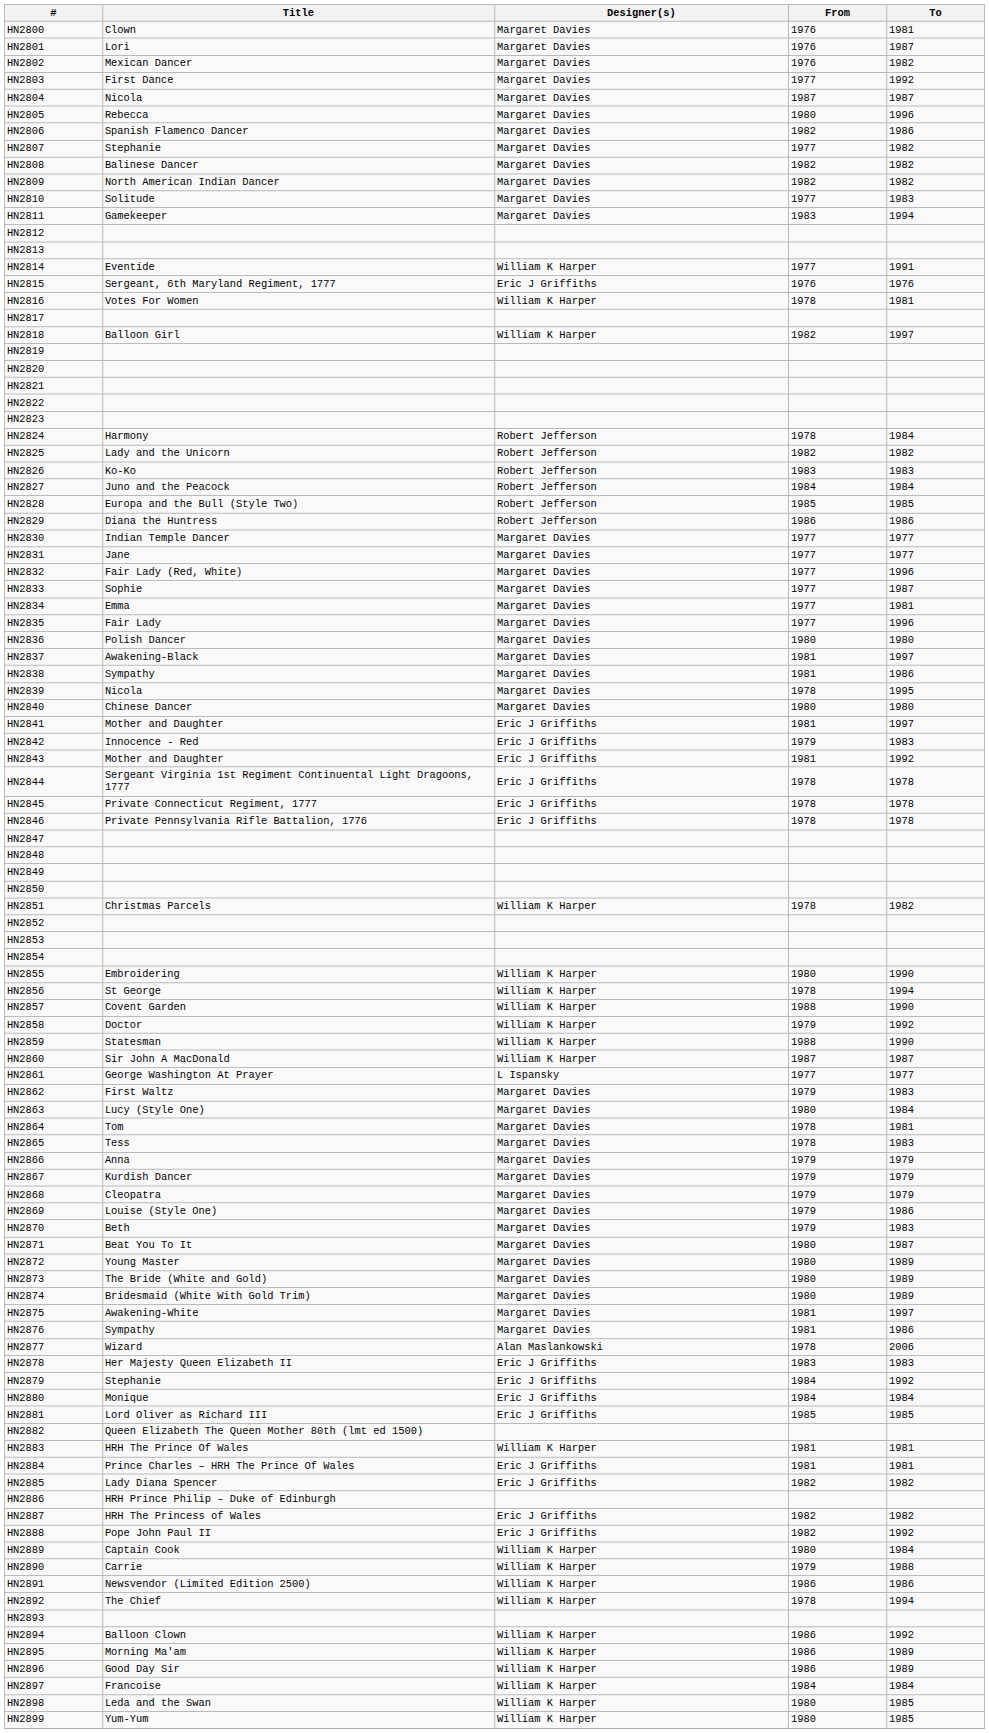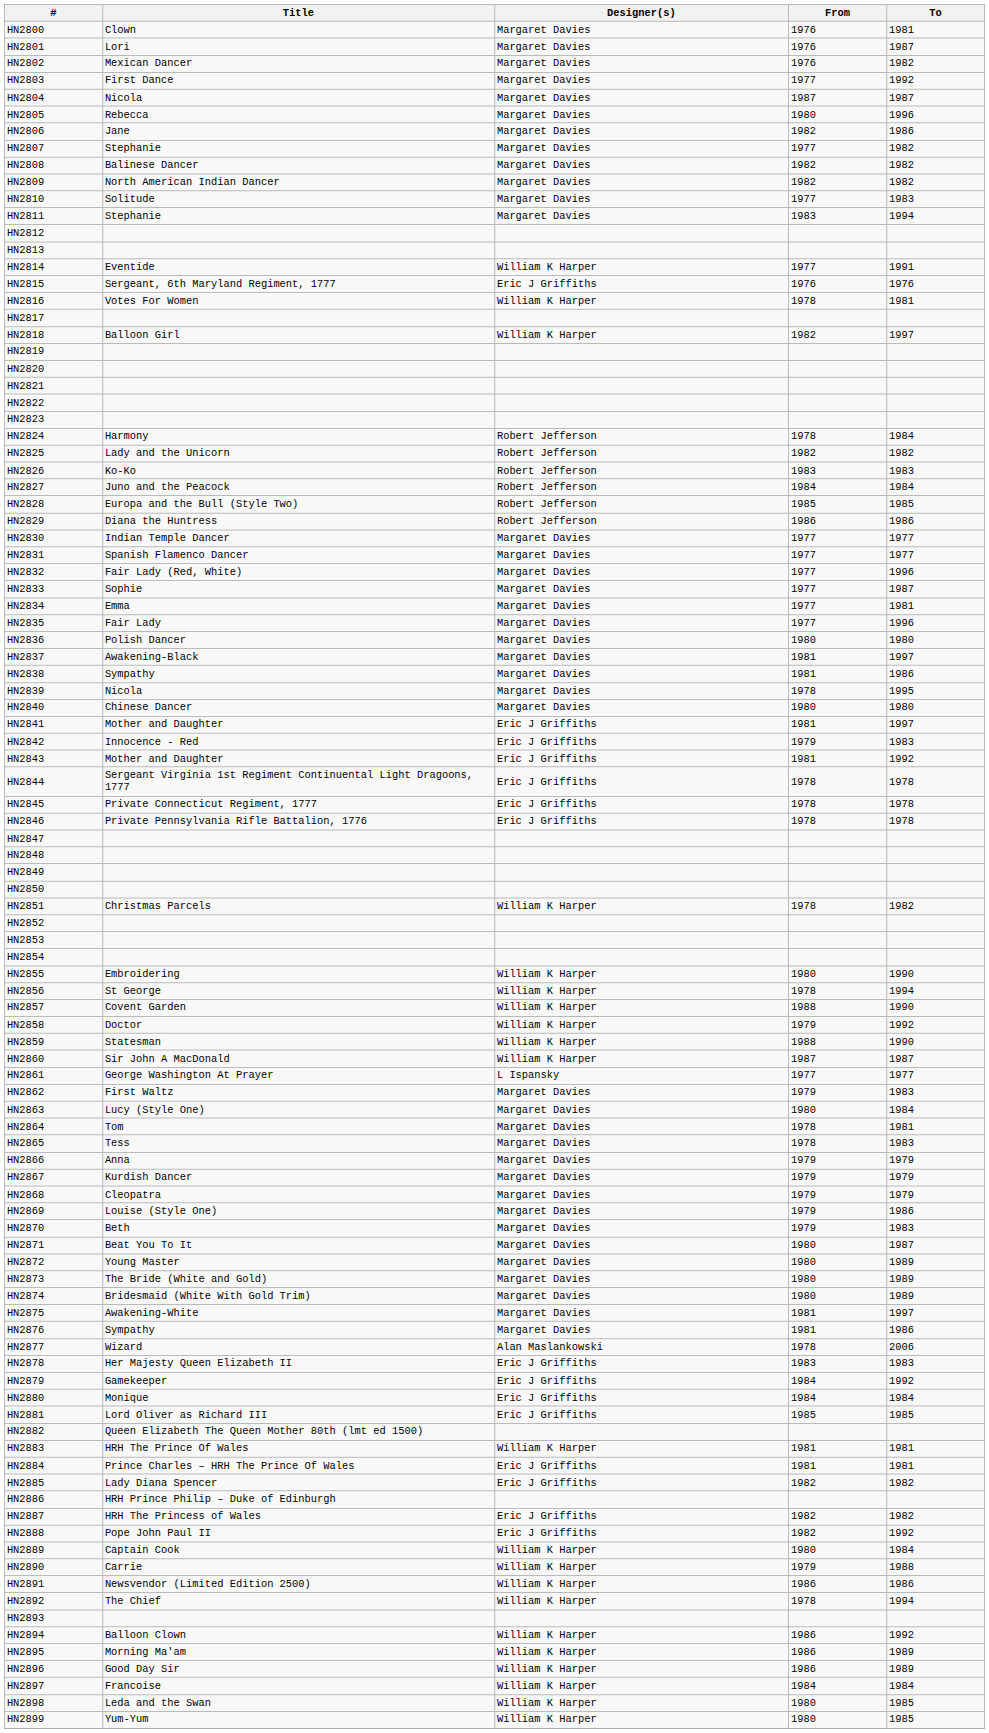(177, 132) Spanish Flamenco Dancer -> (117, 132) Jane
(136, 216) Gamekeeper -> (133, 216) Stephanie
(117, 555) Jane -> (177, 555) Spanish Flamenco Dancer
(133, 1381) Stephanie -> (136, 1381) Gamekeeper
